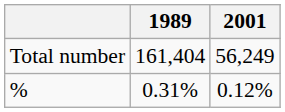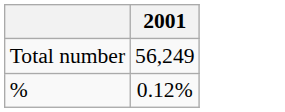- column: (170, 21)
